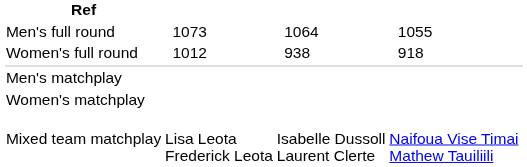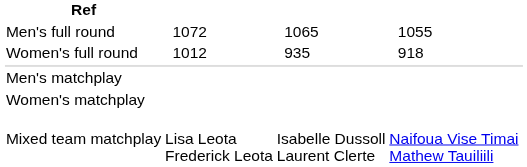(190, 31) 1073 -> (190, 31) 1072
(301, 31) 1064 -> (301, 31) 1065
(297, 53) 938 -> (297, 53) 935
